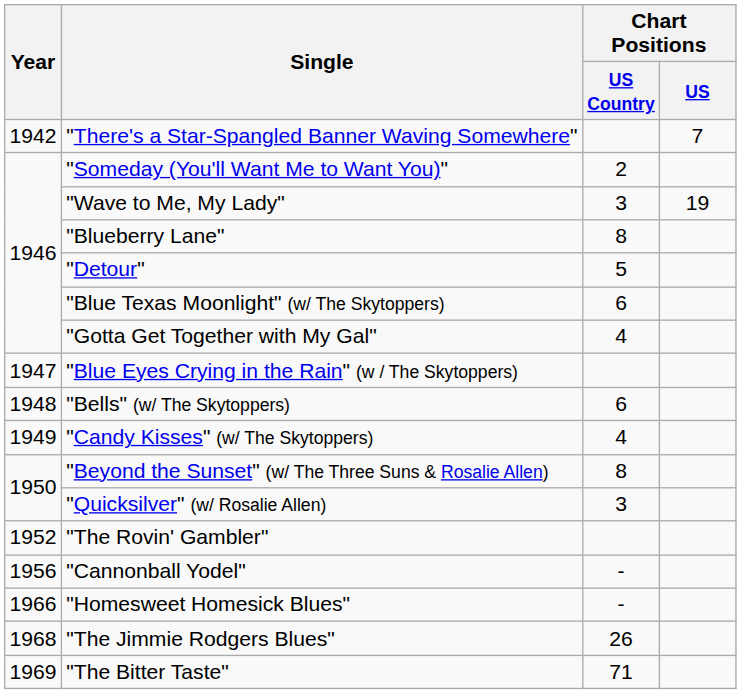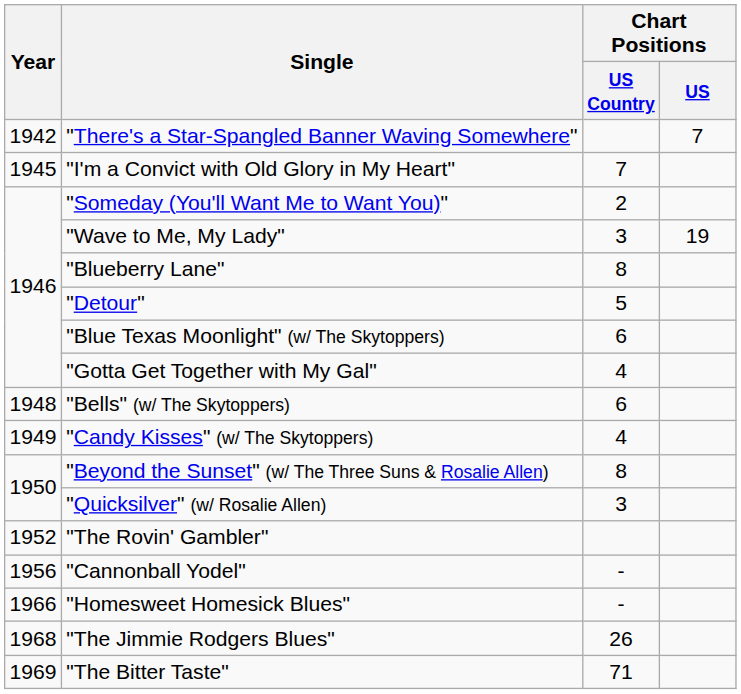+ row: (261, 169)
- row: (292, 370)
